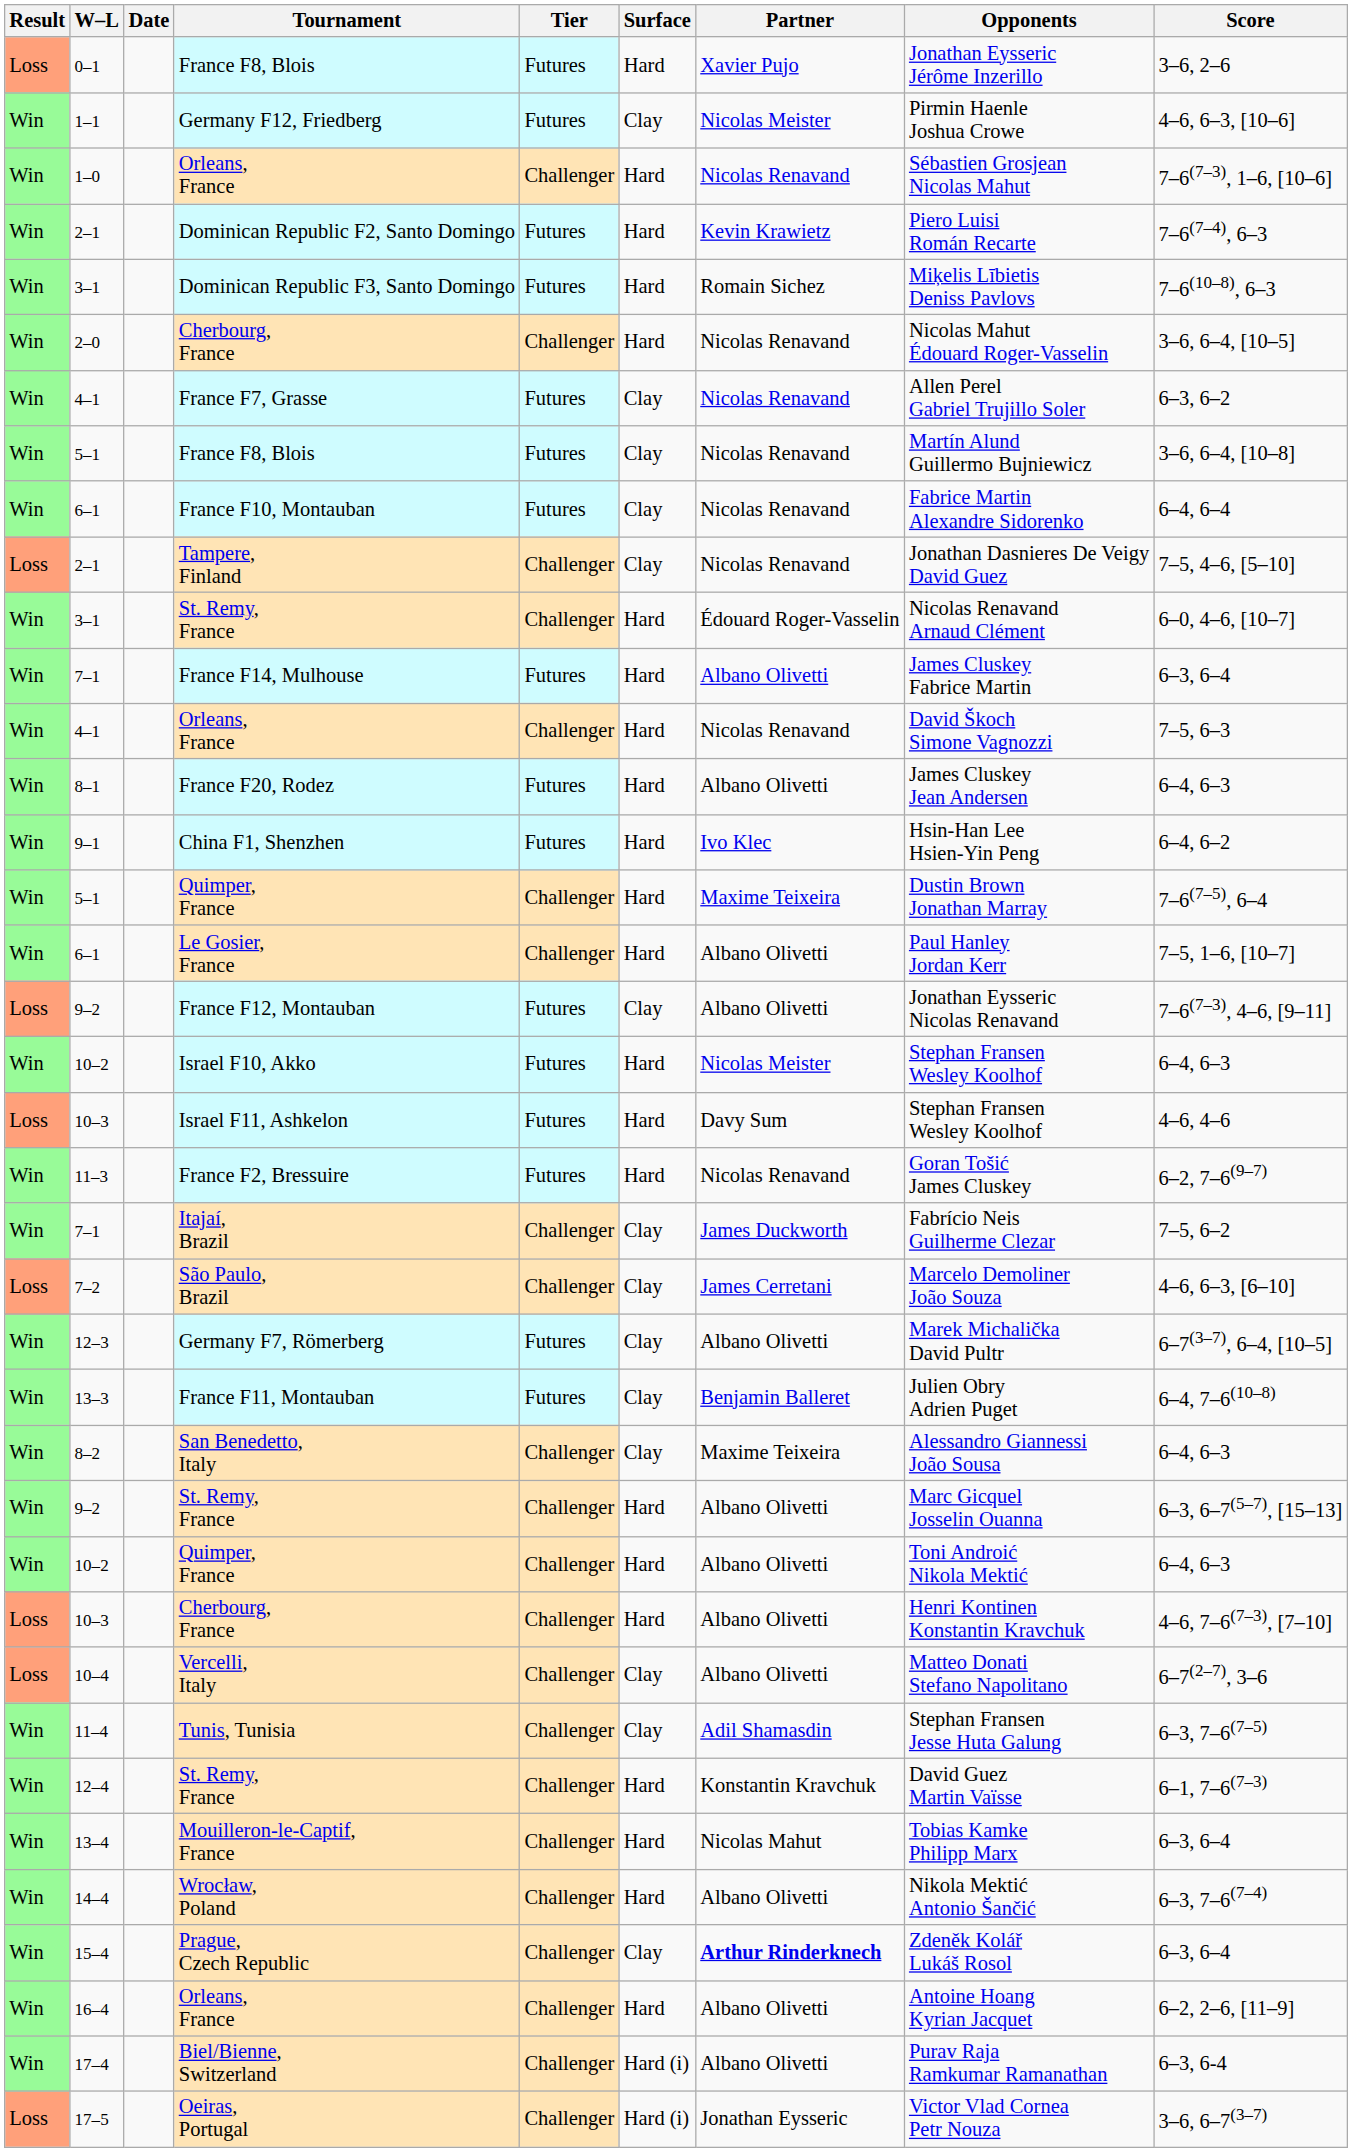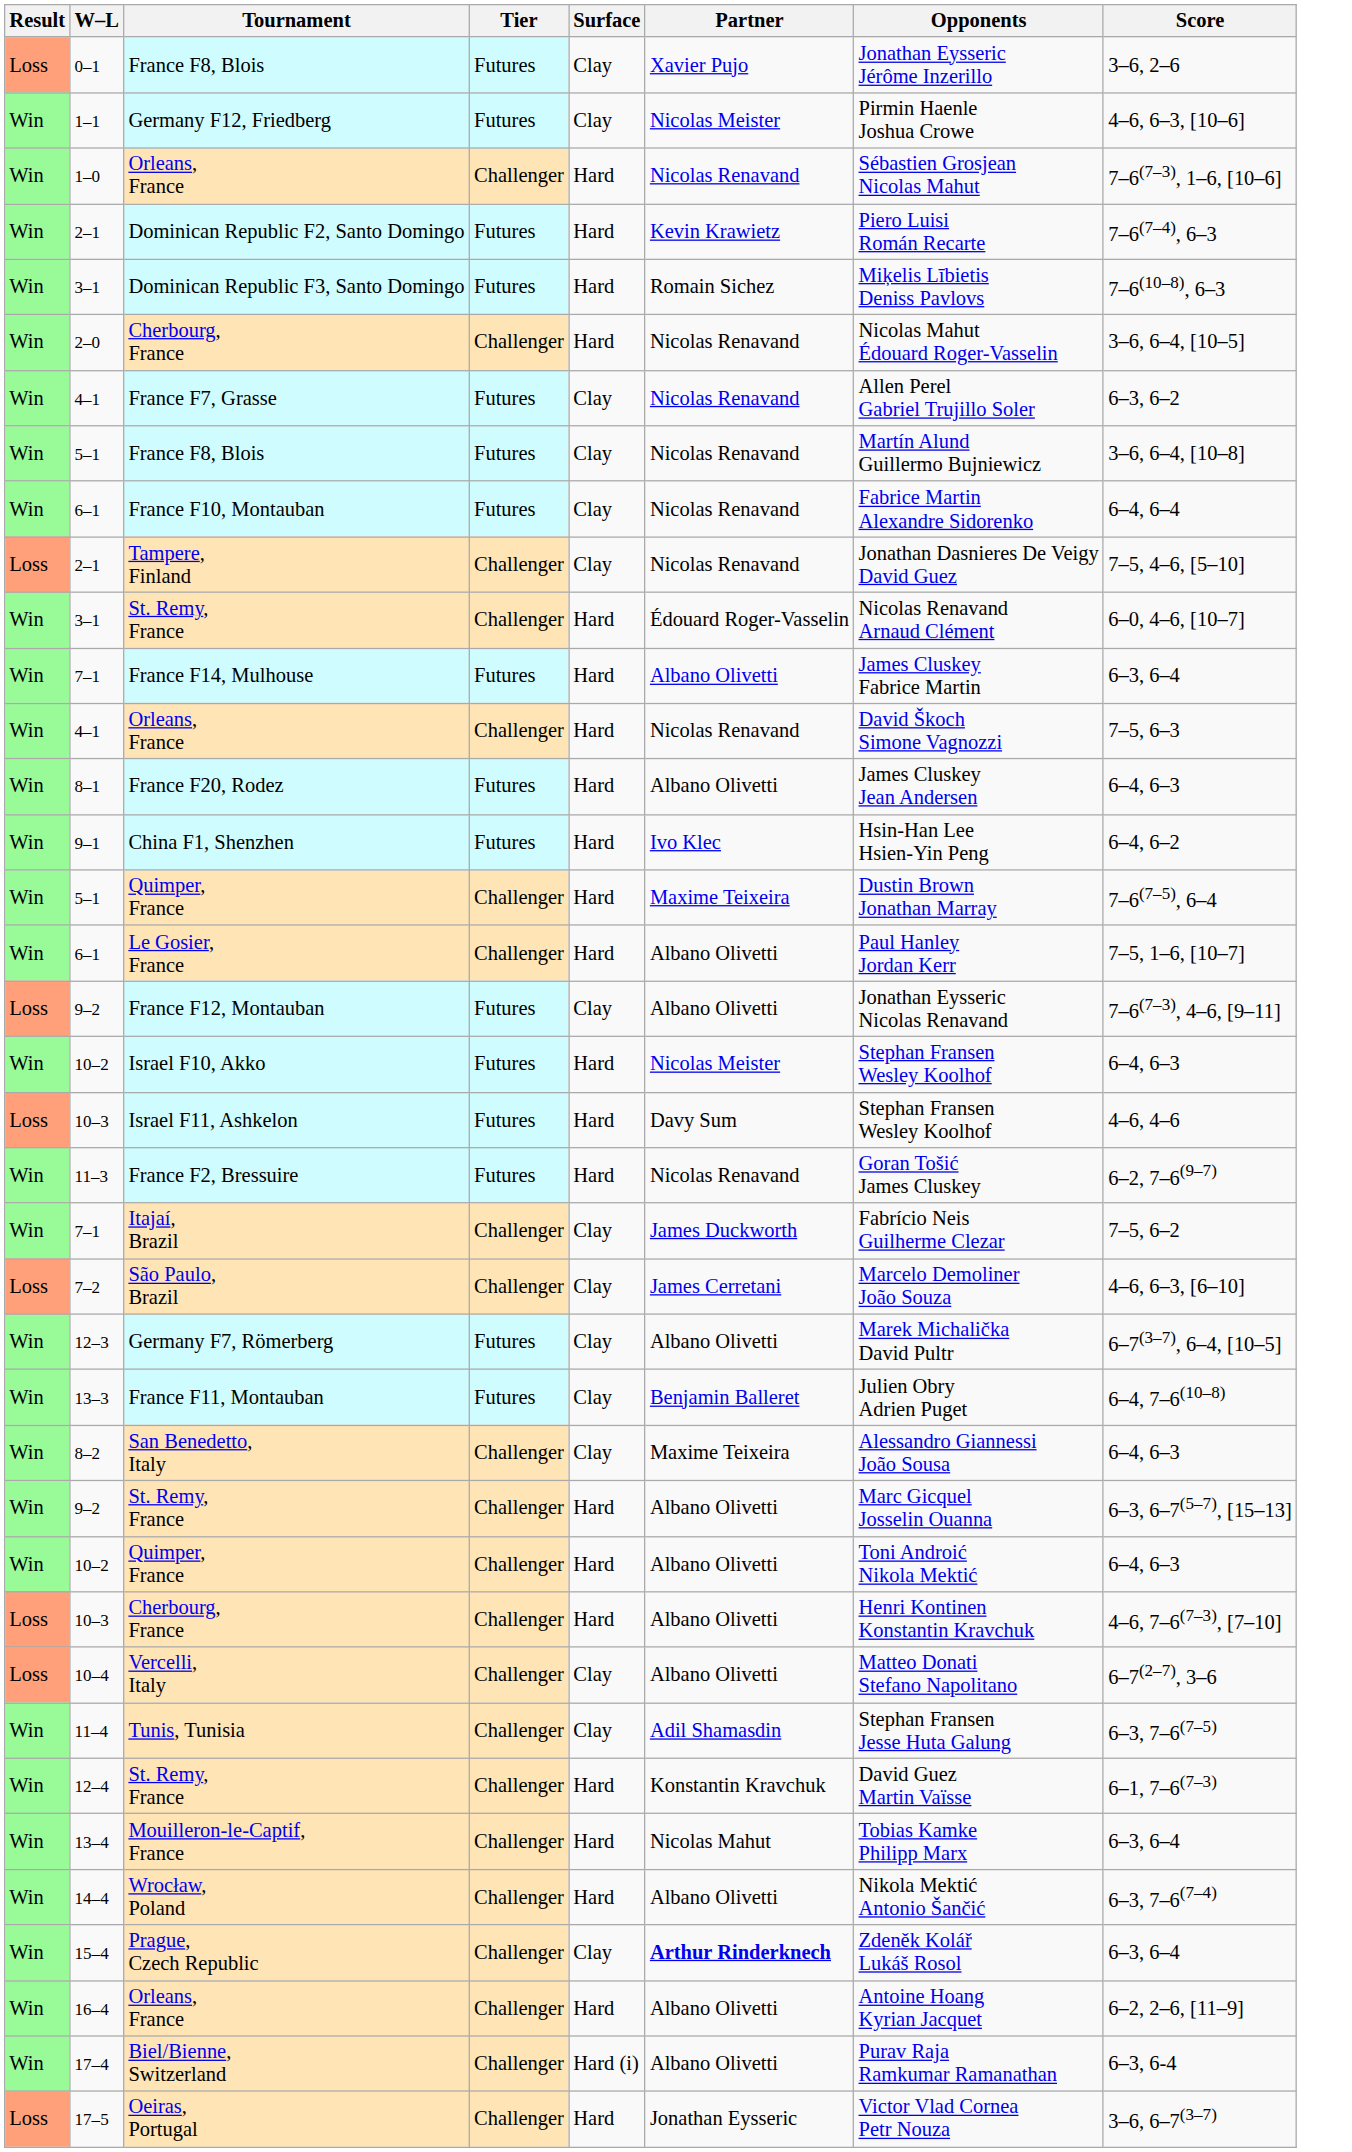- column: (149, 20)
(644, 64) Hard -> (593, 64) Clay
(656, 2118) Hard (i) -> (594, 2118) Hard
